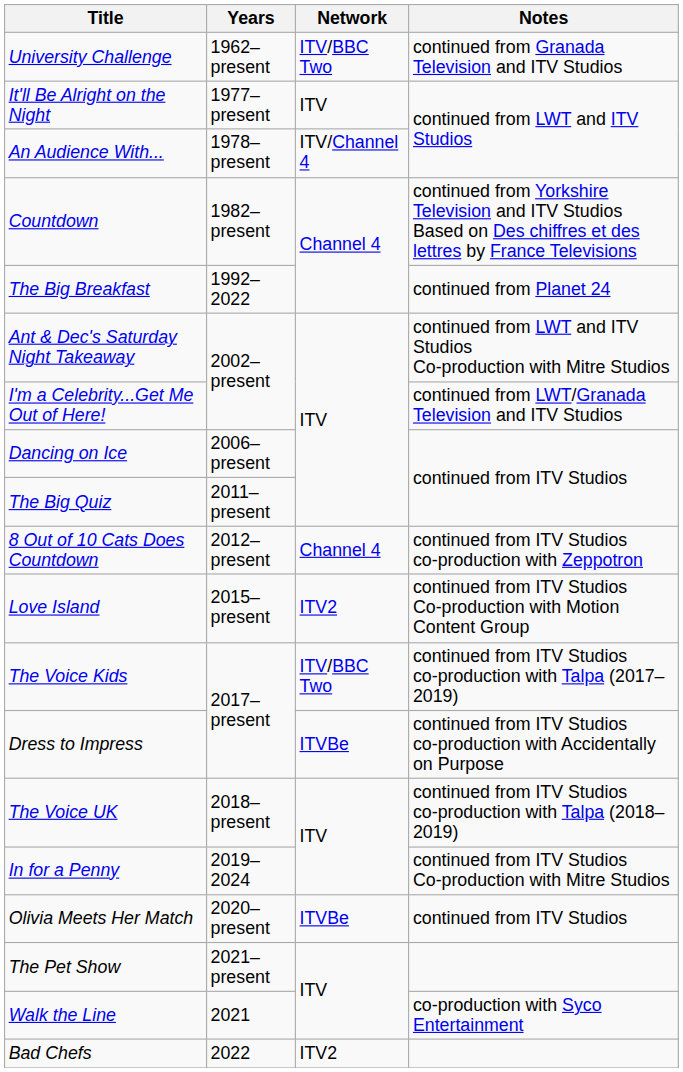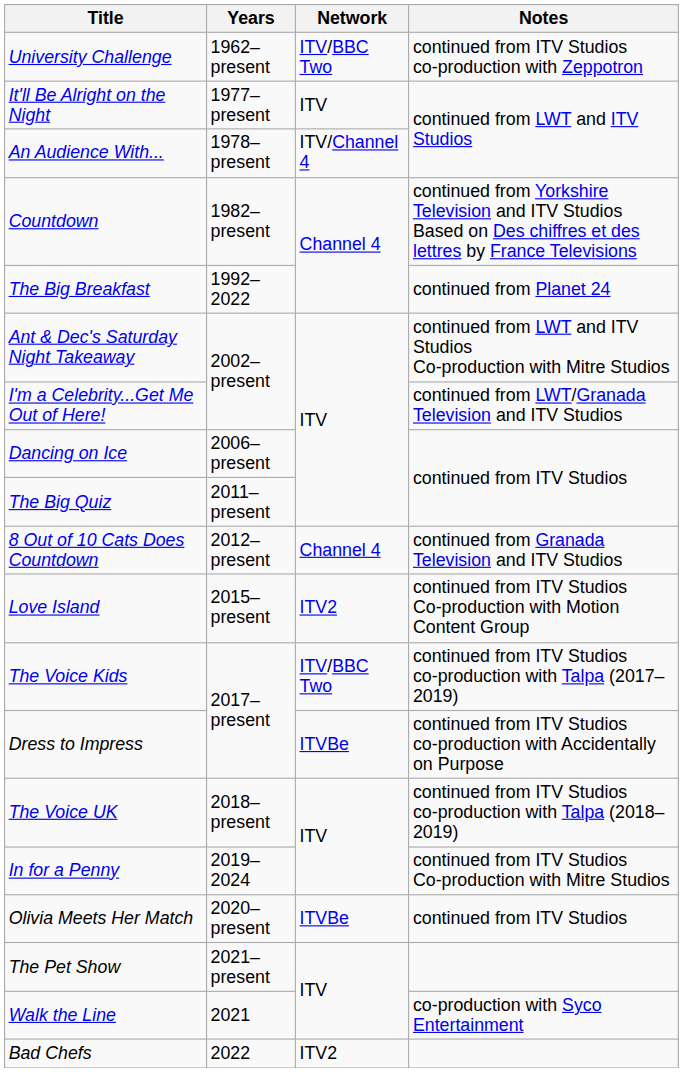(518, 56) continued from Granada Television and ITV Studios -> (528, 56) continued from ITV Studios co-production with Zeppotron
(528, 549) continued from ITV Studios co-production with Zeppotron -> (518, 549) continued from Granada Television and ITV Studios
